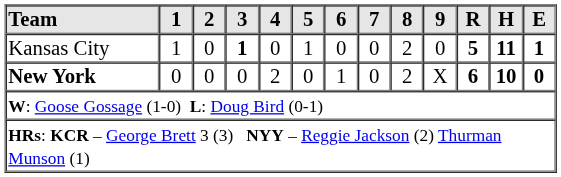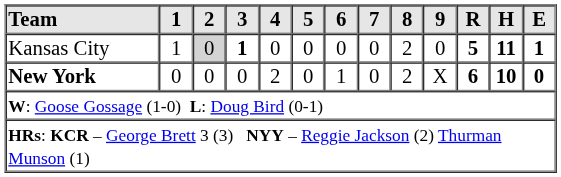(209, 48) no background -> (209, 48) lightgrey background
(308, 48) 1 -> (308, 48) 0
